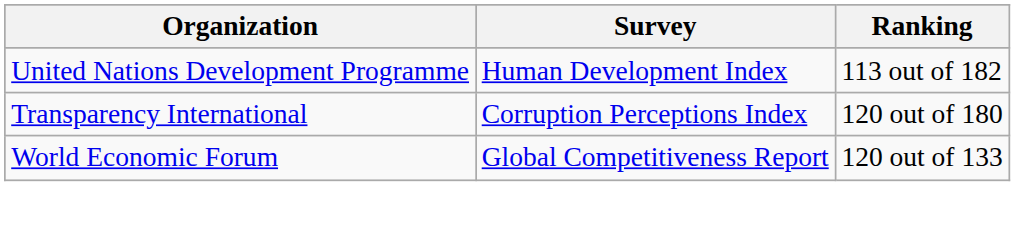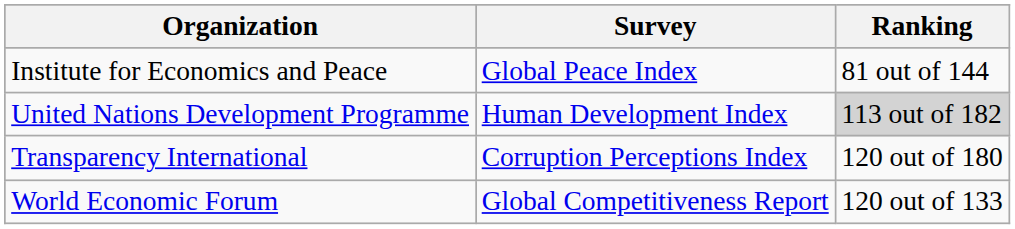+ row: (199, 69)
(922, 69) no background -> (922, 113) lightgrey background
